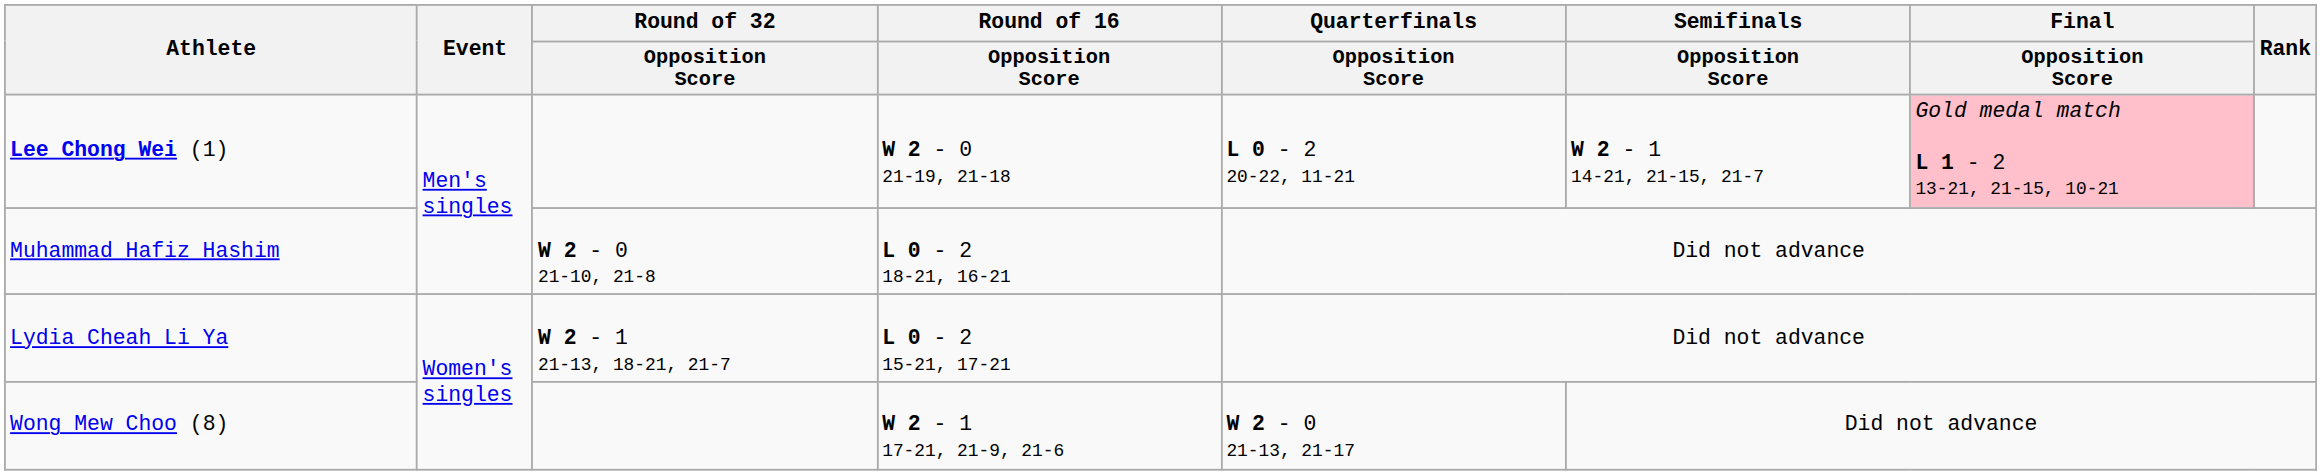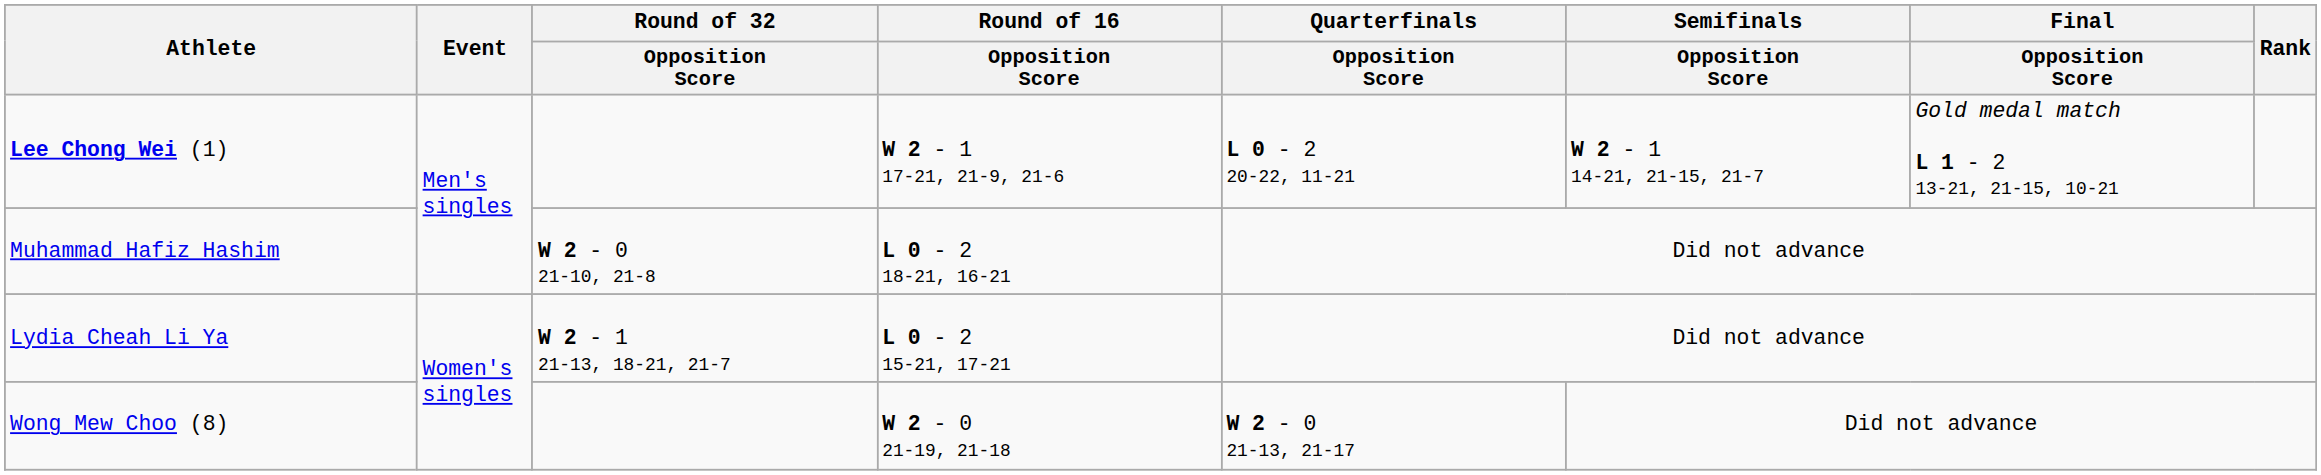(946, 163) W 2 - 0 21-19, 21-18 -> (973, 163) W 2 - 1 17-21, 21-9, 21-6
(2018, 150) pink background -> (2018, 150) no background
(973, 437) W 2 - 1 17-21, 21-9, 21-6 -> (946, 437) W 2 - 0 21-19, 21-18
